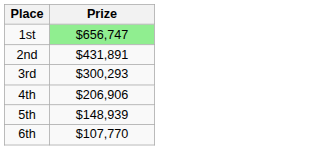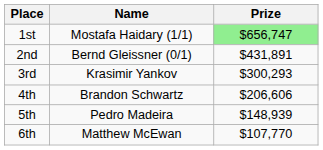+ column: (132, 14)
(102, 94) $206,906 -> (266, 94) $206,606
